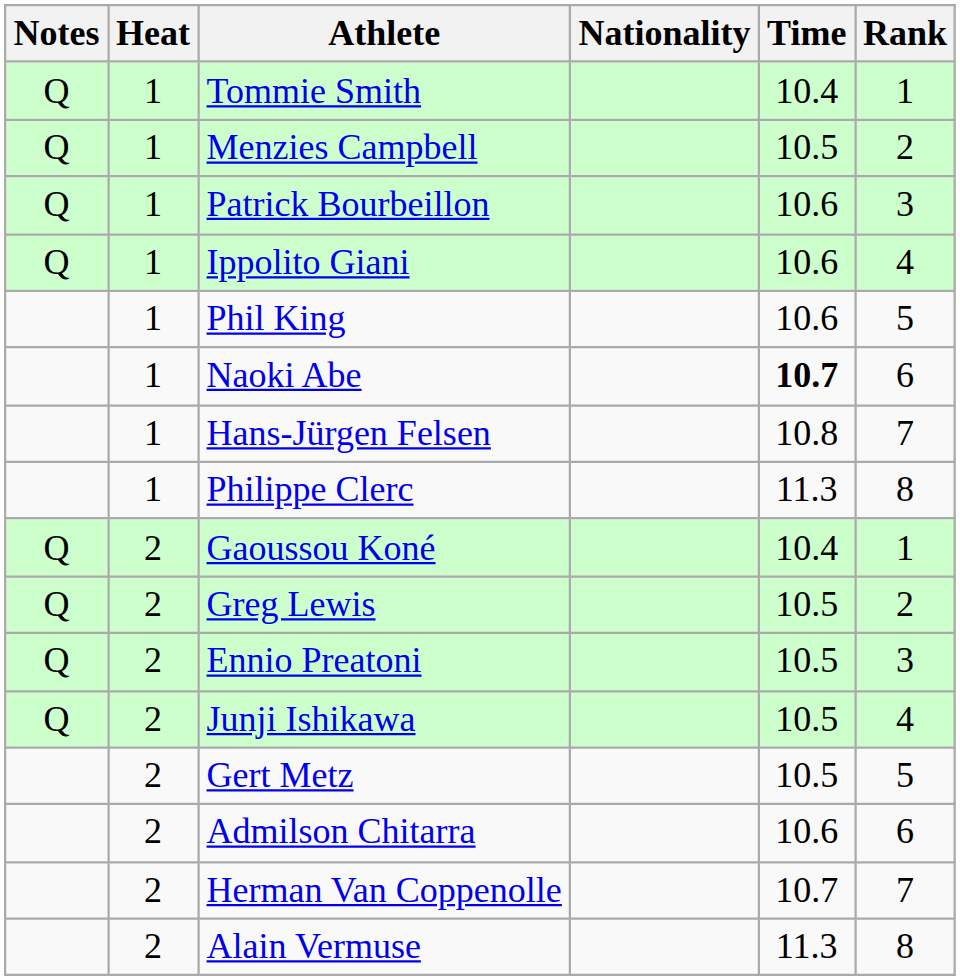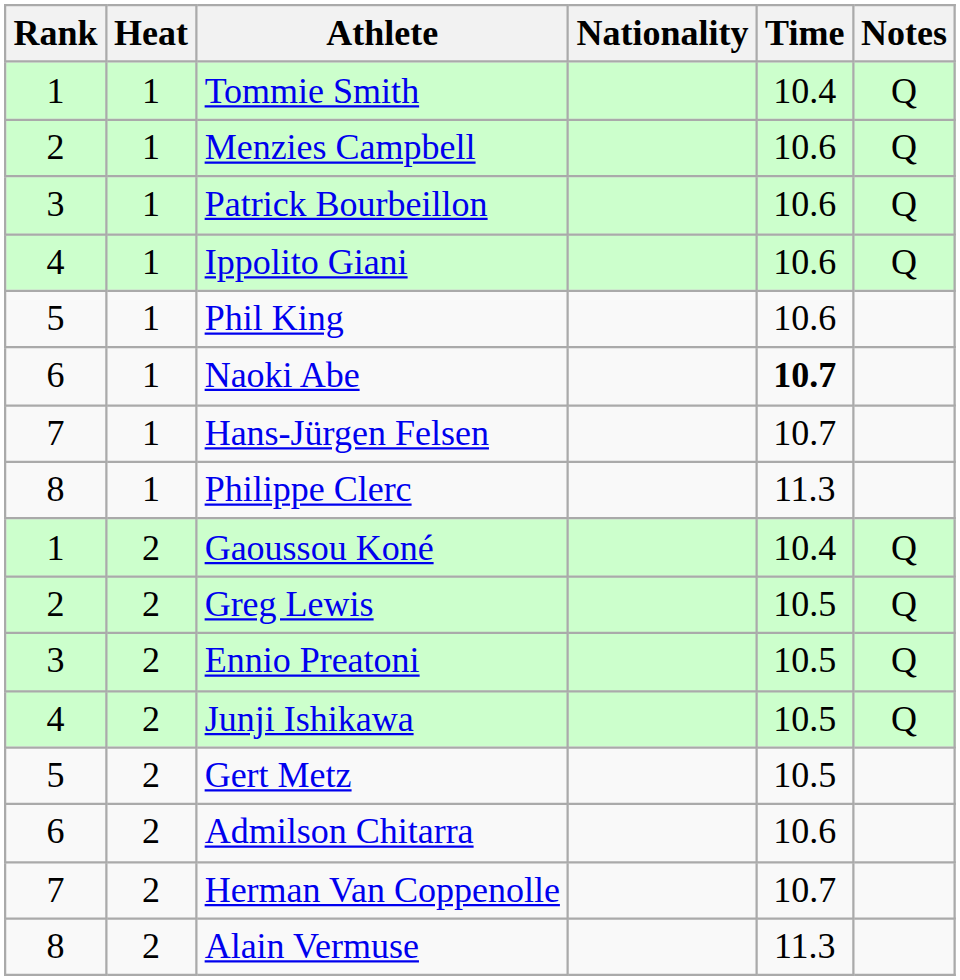columns swapped: (905, 33) <-> (56, 33)
(807, 147) 10.5 -> (805, 147) 10.6
(807, 432) 10.8 -> (805, 432) 10.7
